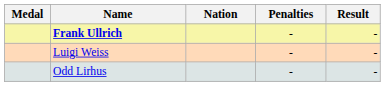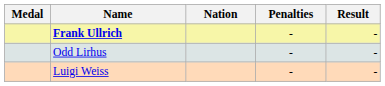rows swapped: (80, 72) <-> (81, 52)
